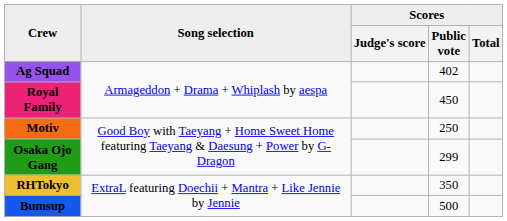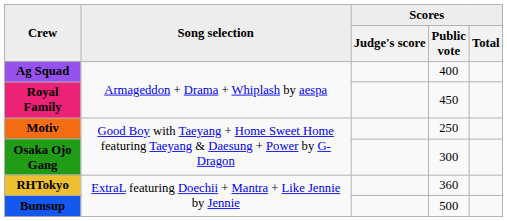(449, 72) 402 -> (449, 72) 400
(449, 157) 299 -> (449, 157) 300
(449, 185) 350 -> (449, 185) 360
